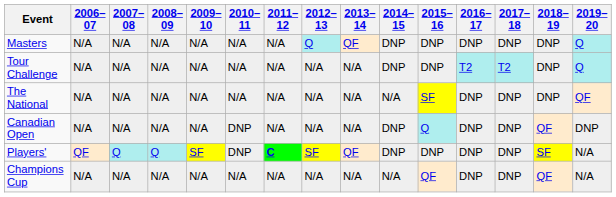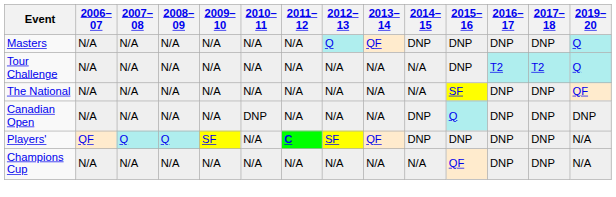- column: (553, 19)
(394, 67) DNP -> (417, 67) N/A
(240, 152) DNP -> (253, 139) N/A
